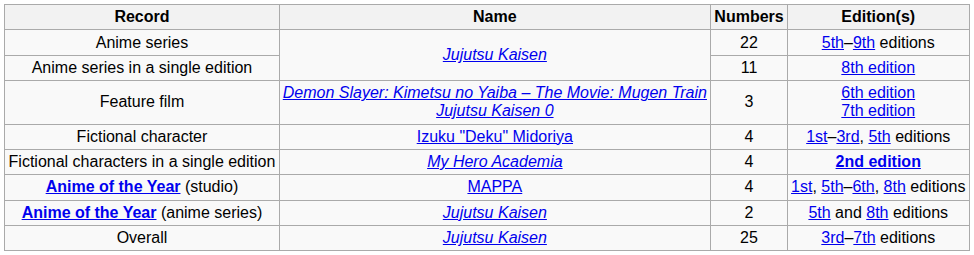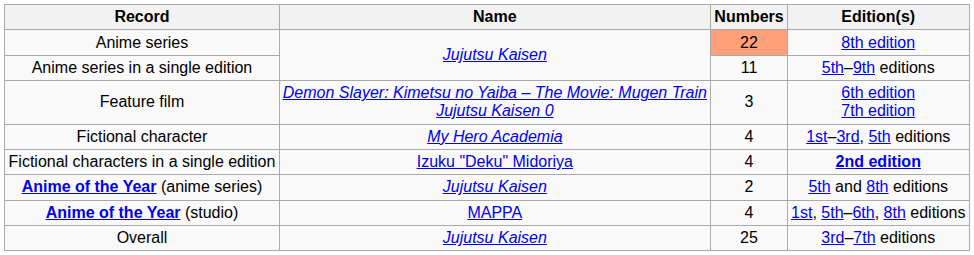(749, 42) no background -> (749, 42) lightsalmon background
(878, 42) 5th–9th editions -> (878, 42) 8th edition
(878, 67) 8th edition -> (878, 67) 5th–9th editions
(495, 136) Izuku "Deku" Midoriya -> (495, 136) My Hero Academia
(495, 162) My Hero Academia -> (495, 162) Izuku "Deku" Midoriya
rows swapped: (142, 212) <-> (142, 187)
